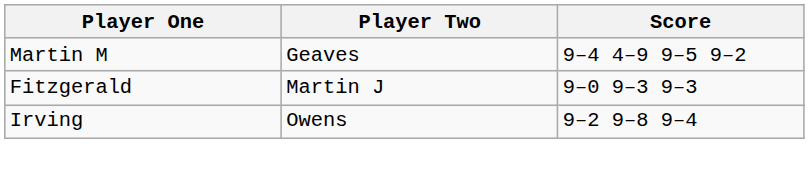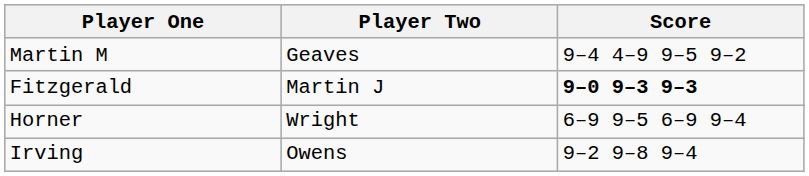(630, 88) normal -> (630, 88) bold
+ row: (46, 121)
